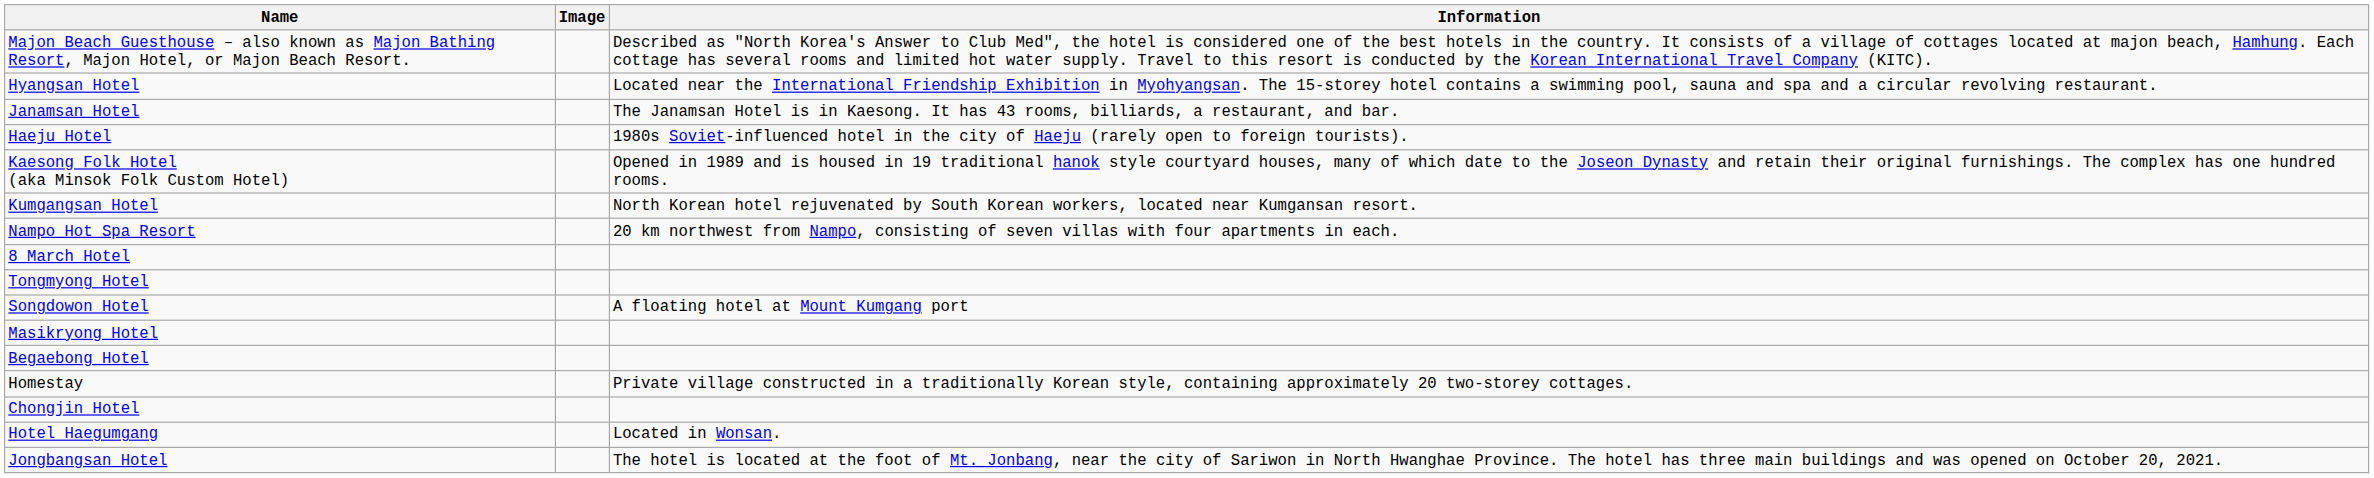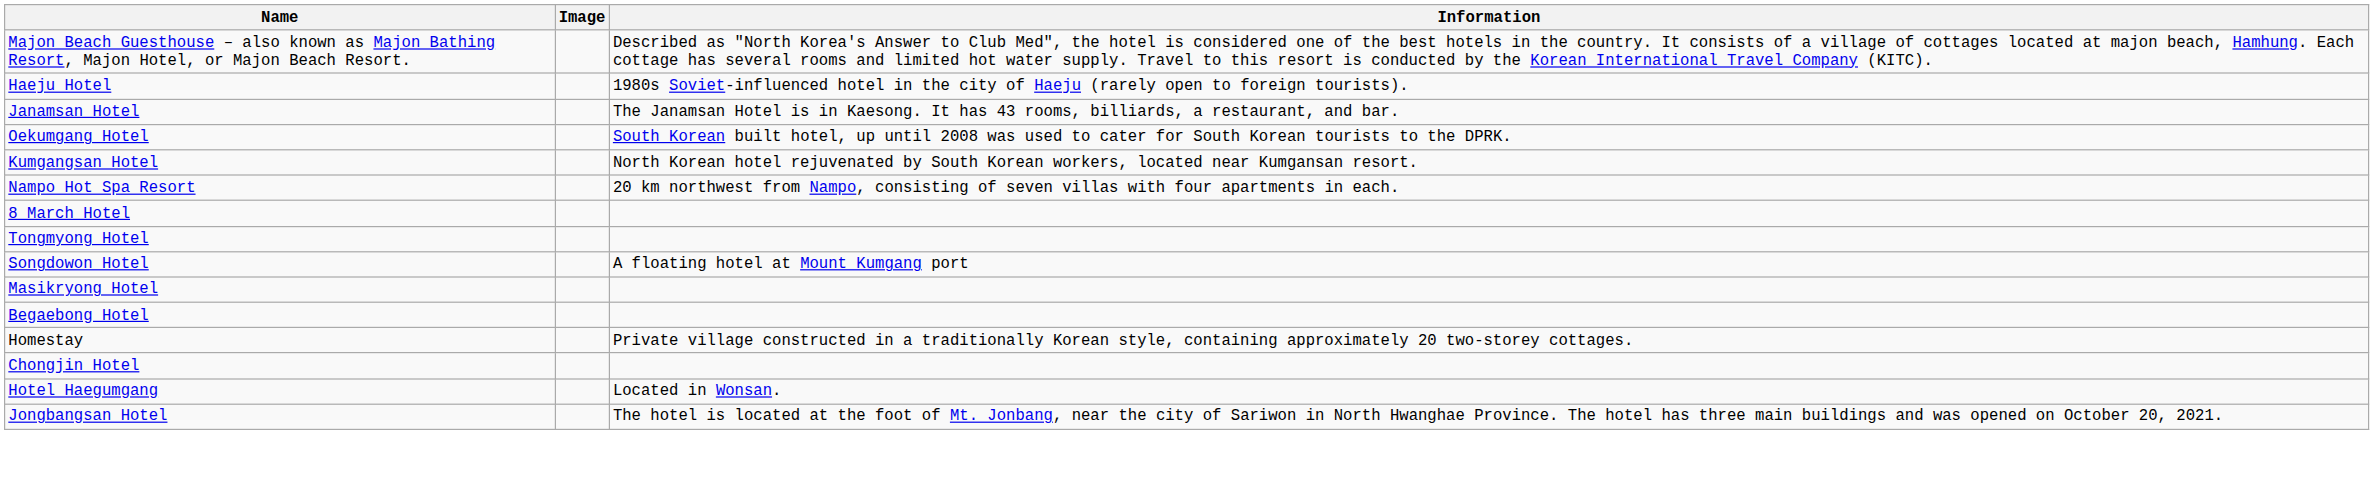- row: (74, 86)
rows swapped: (60, 137) <-> (74, 112)
- row: (149, 171)
+ row: (79, 137)
